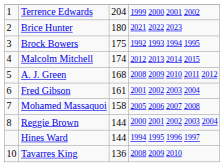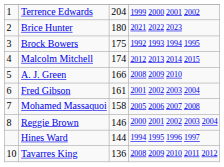(119, 75) 168 -> (119, 75) 166
(174, 75) 2008 2009 2010 2011 2012 -> (156, 75) 2008 2009 2010
(119, 122) 144 -> (119, 122) 146
(156, 153) 2008 2009 2010 -> (174, 153) 2008 2009 2010 2011 2012
